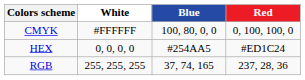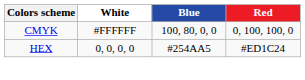- row: (41, 65)
